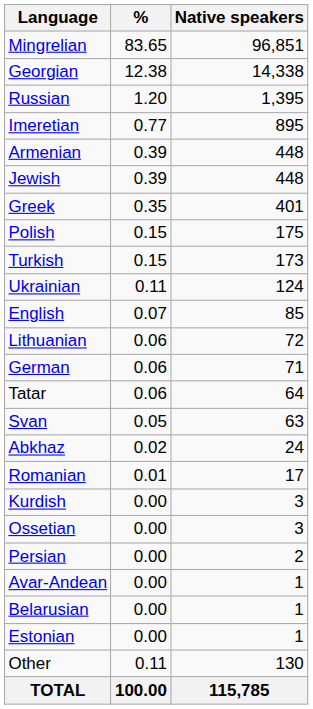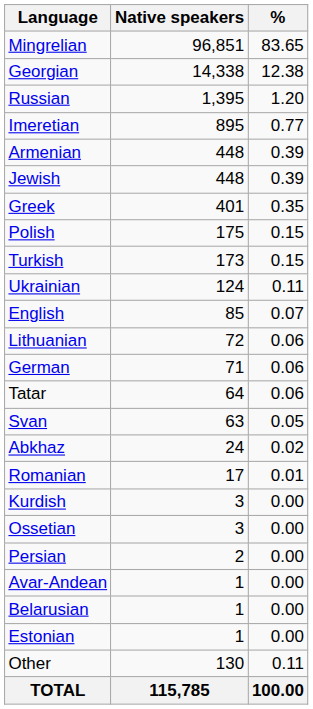columns swapped: (239, 17) <-> (141, 17)
